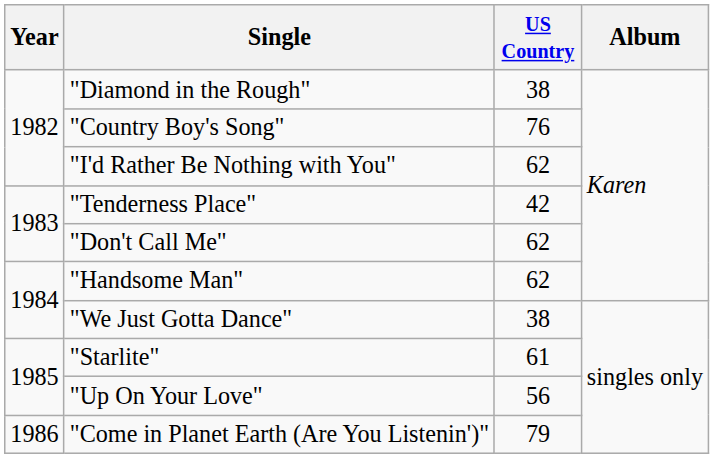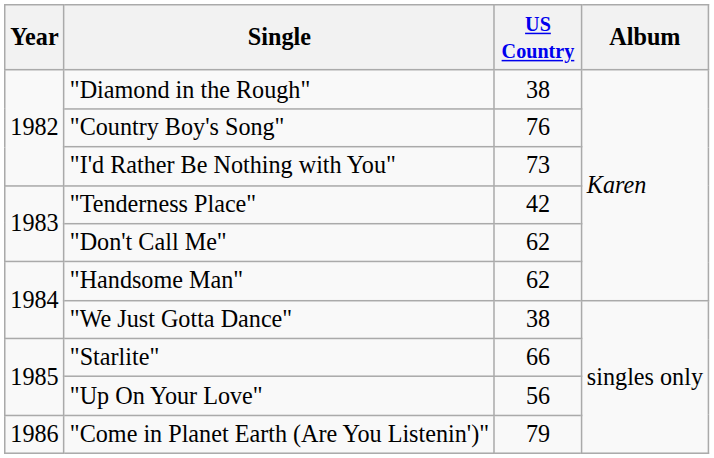(538, 165) 62 -> (538, 165) 73
(538, 357) 61 -> (538, 357) 66
